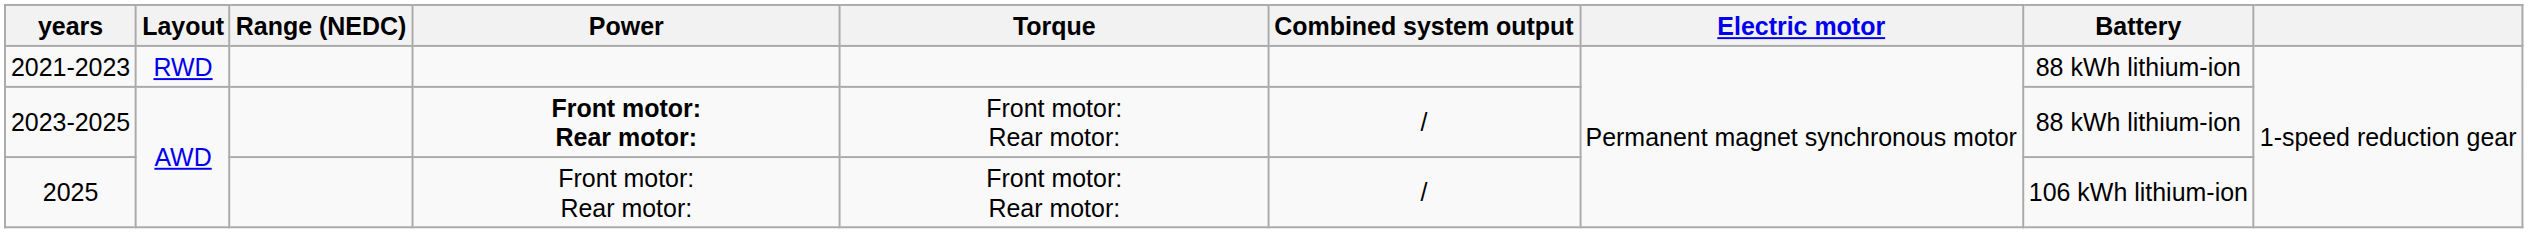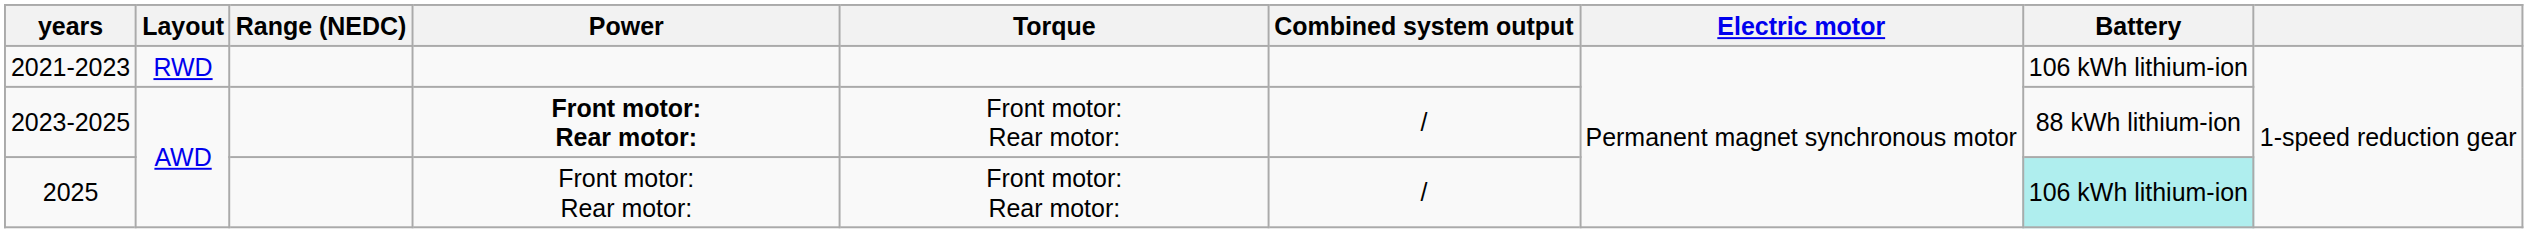(2138, 66) 88 kWh lithium-ion -> (2138, 66) 106 kWh lithium-ion
(2138, 193) no background -> (2138, 193) paleturquoise background
